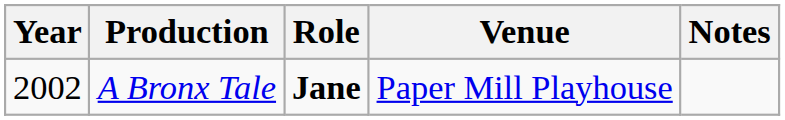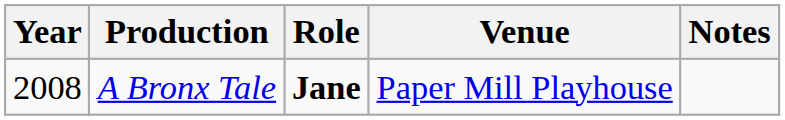(47, 86) 2002 -> (47, 86) 2008
